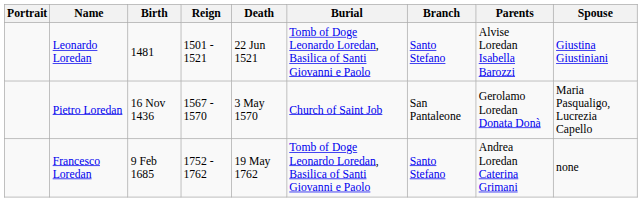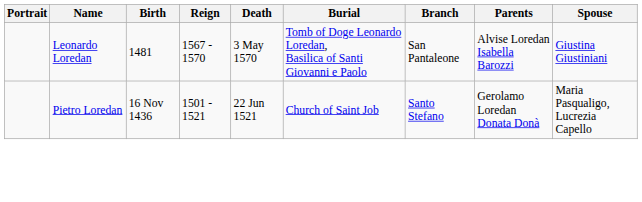(198, 51) 1501 - 1521 -> (197, 51) 1567 - 1570
(250, 51) 22 Jun 1521 -> (249, 51) 3 May 1570
(428, 51) Santo Stefano -> (434, 51) San Pantaleone
(198, 109) 1567 - 1570 -> (197, 109) 1501 - 1521
(250, 109) 3 May 1570 -> (249, 109) 22 Jun 1521
(435, 109) San Pantaleone -> (426, 109) Santo Stefano
- row: (76, 167)
